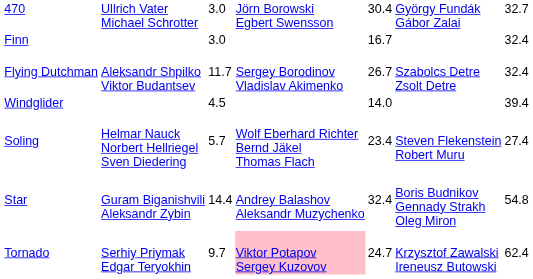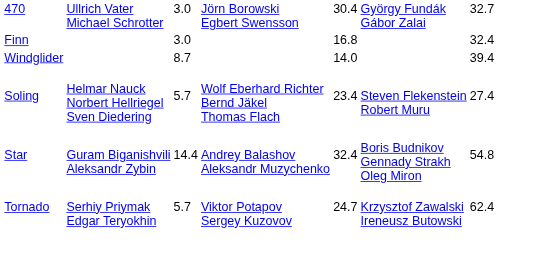(380, 40) 16.7 -> (345, 40) 16.8
- row: (51, 71)
(217, 103) 4.5 -> (182, 57) 8.7
(217, 252) 9.7 -> (182, 207) 5.7
(281, 259) pink background -> (246, 214) no background
